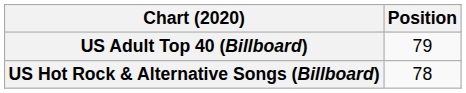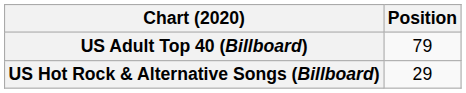(422, 74) 78 -> (422, 74) 29
